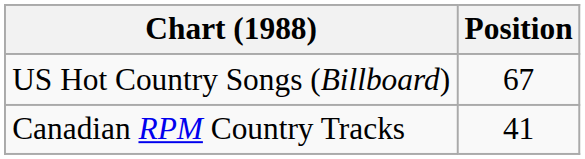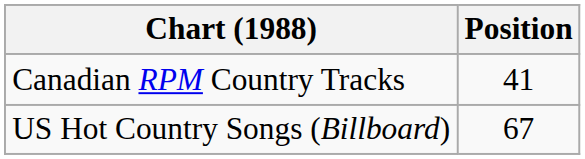rows swapped: (209, 128) <-> (231, 79)
